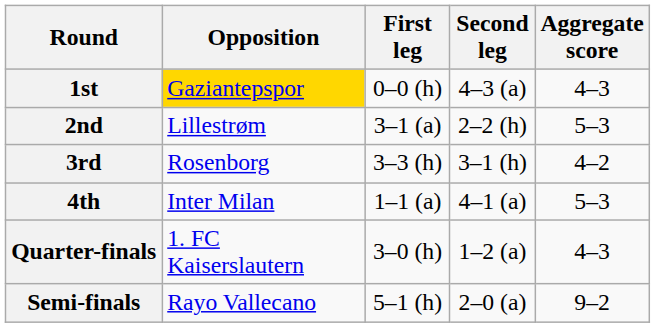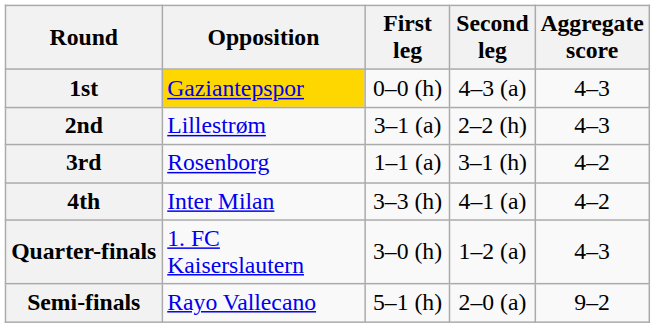(592, 125) 5–3 -> (592, 125) 4–3
(408, 163) 3–3 (h) -> (408, 163) 1–1 (a)
(408, 200) 1–1 (a) -> (408, 200) 3–3 (h)
(592, 200) 5–3 -> (592, 200) 4–2
